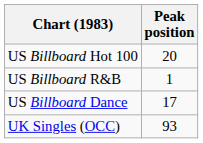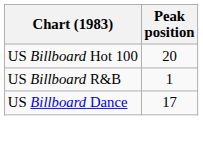- row: (64, 126)
